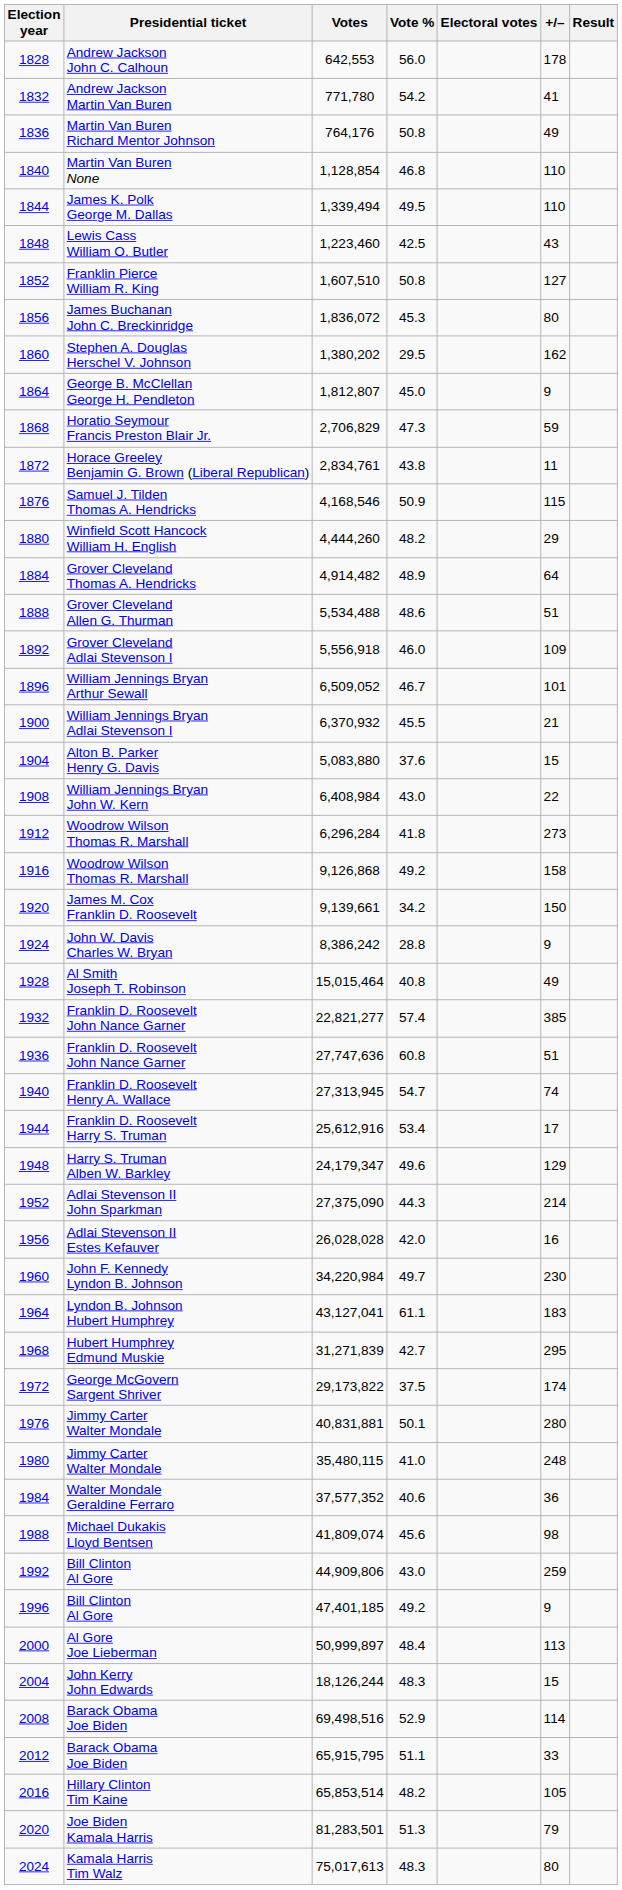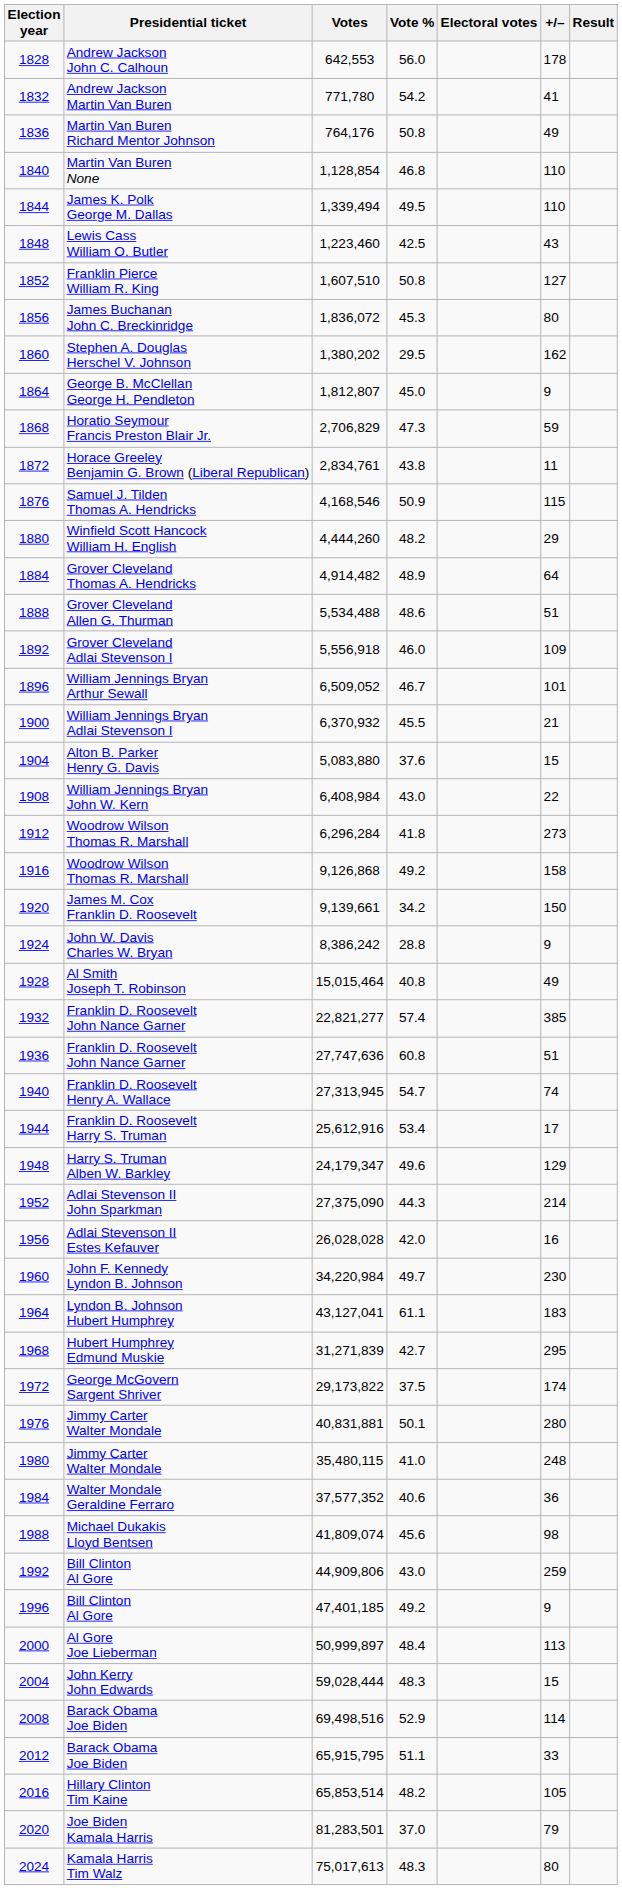(350, 1682) 18,126,244 -> (350, 1682) 59,028,444
(412, 1829) 51.3 -> (412, 1829) 37.0
